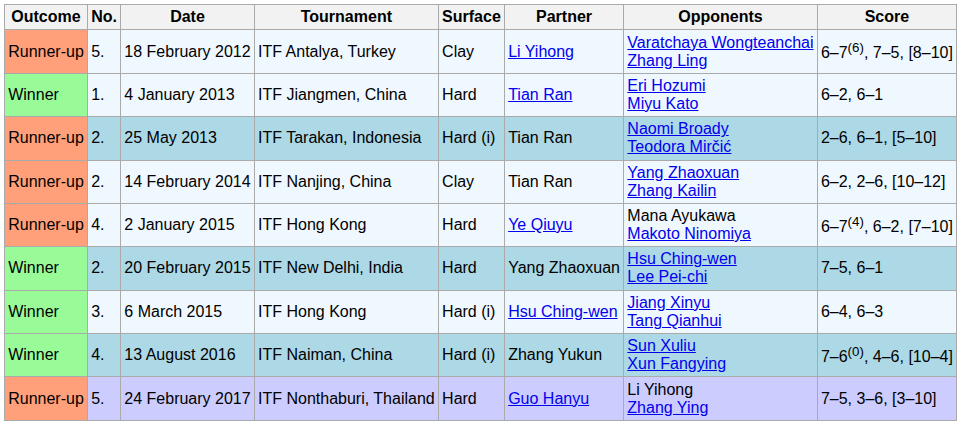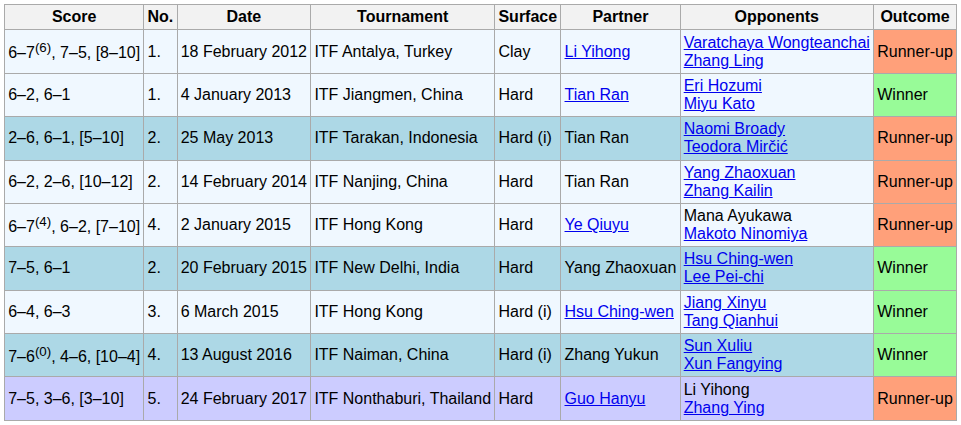columns swapped: (46, 17) <-> (887, 17)
(98, 51) 5. -> (154, 51) 1.
(458, 181) Clay -> (516, 181) Hard
